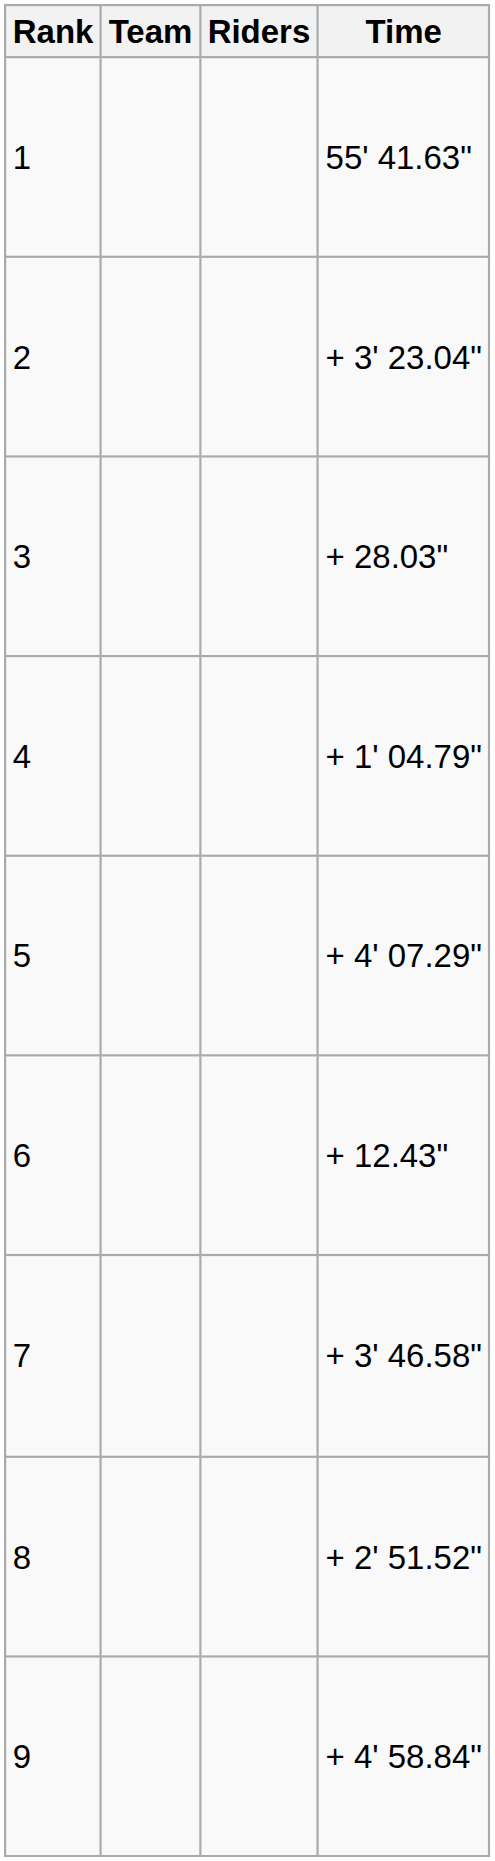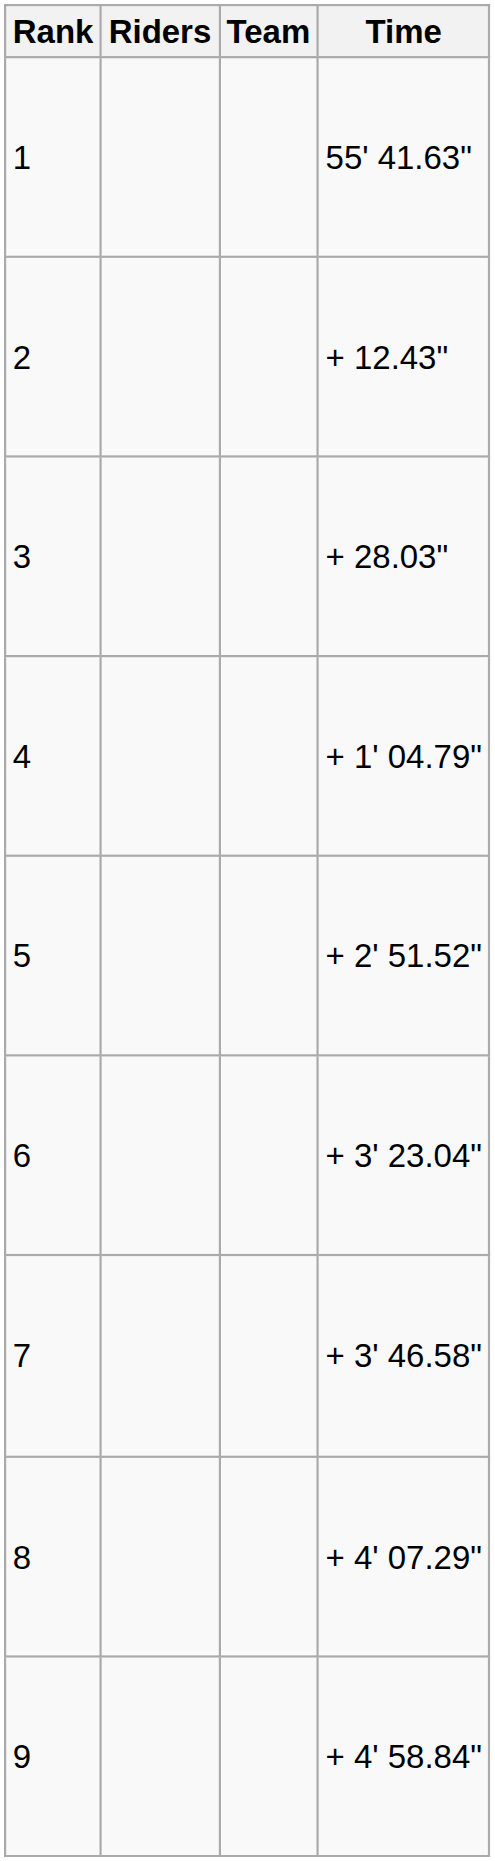columns swapped: (150, 31) <-> (259, 31)
(404, 357) + 3' 23.04" -> (387, 357) + 12.43"
(404, 956) + 4' 07.29" -> (404, 956) + 2' 51.52"
(387, 1156) + 12.43" -> (404, 1156) + 3' 23.04"
(404, 1556) + 2' 51.52" -> (404, 1556) + 4' 07.29"
